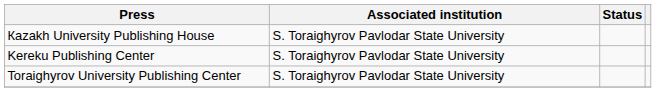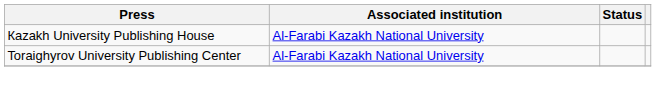(388, 35) S. Toraighyrov Pavlodar State University -> (378, 35) Al-Farabi Kazakh National University
- row: (81, 55)
(388, 76) S. Toraighyrov Pavlodar State University -> (378, 55) Al-Farabi Kazakh National University
